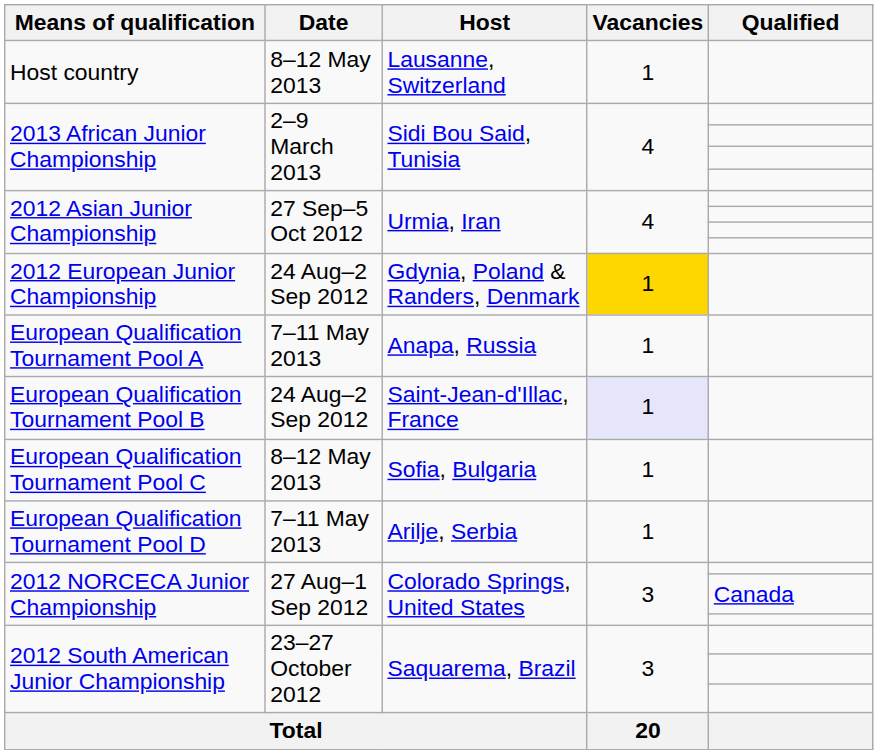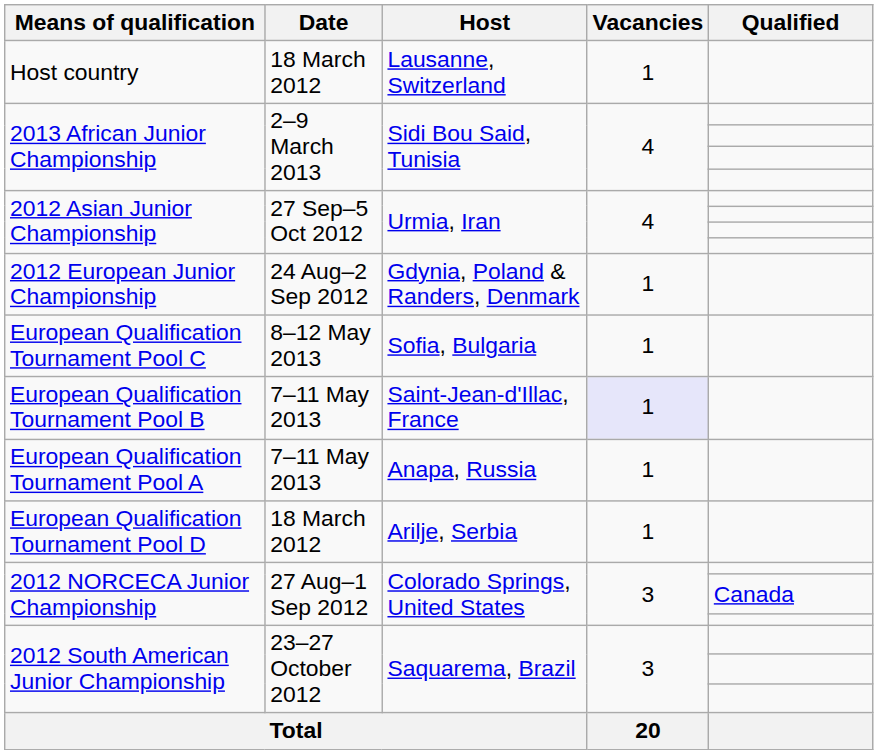(320, 71) 8–12 May 2013 -> (318, 71) 18 March 2012
(648, 283) gold background -> (648, 283) no background
rows swapped: (126, 345) <-> (126, 469)
(319, 407) 24 Aug–2 Sep 2012 -> (320, 407) 7–11 May 2013
(320, 531) 7–11 May 2013 -> (318, 531) 18 March 2012
